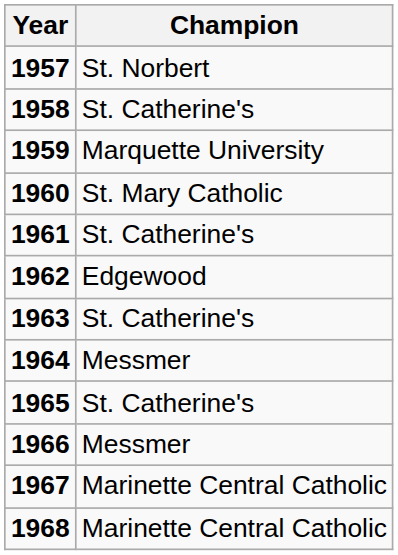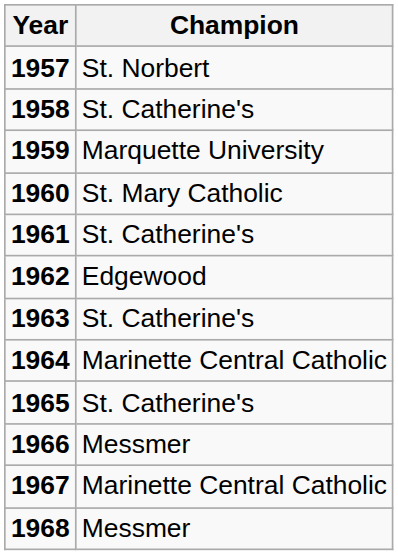(136, 360) Messmer -> (234, 360) Marinette Central Catholic
(234, 527) Marinette Central Catholic -> (136, 527) Messmer
